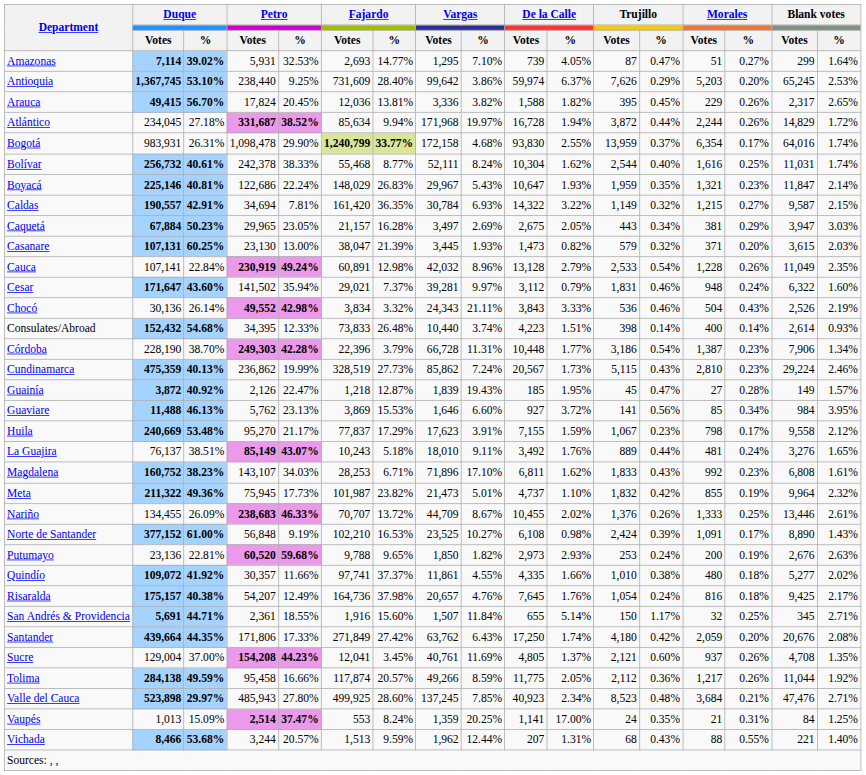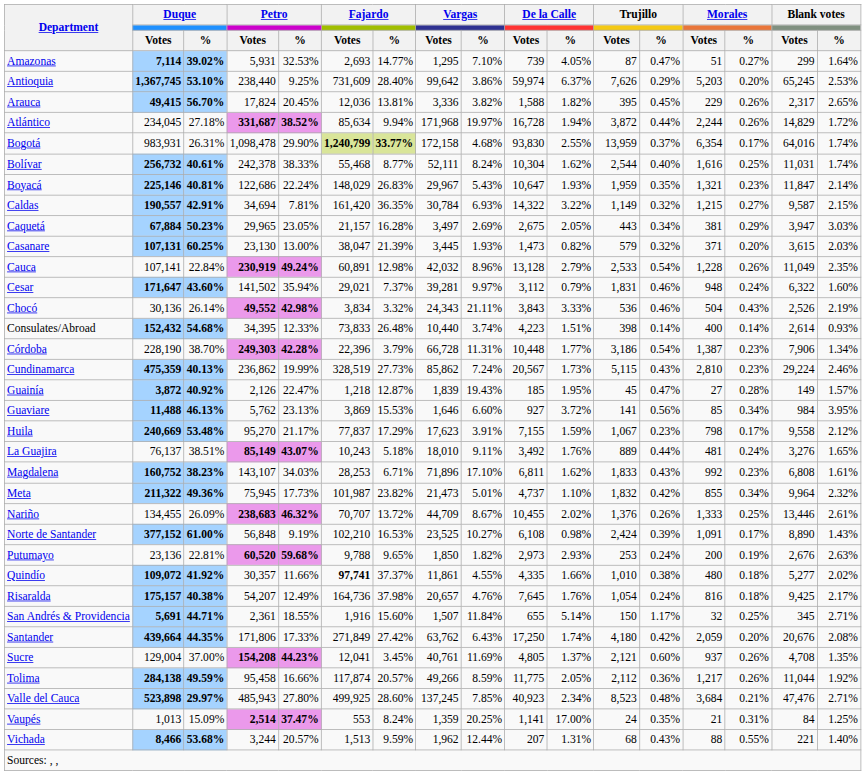(754, 493) 0.19% -> (754, 493) 0.34%
(300, 513) 46.33% -> (300, 513) 46.32%
(354, 575) normal -> (354, 575) bold
